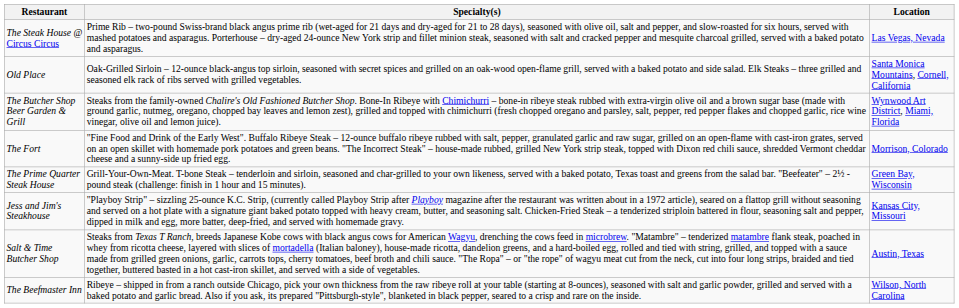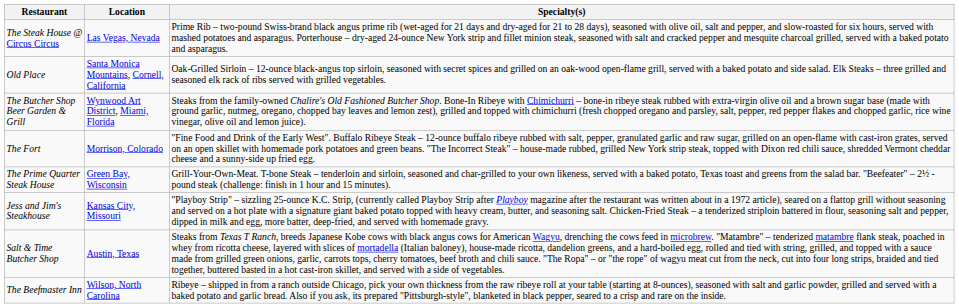columns swapped: (912, 12) <-> (477, 12)
